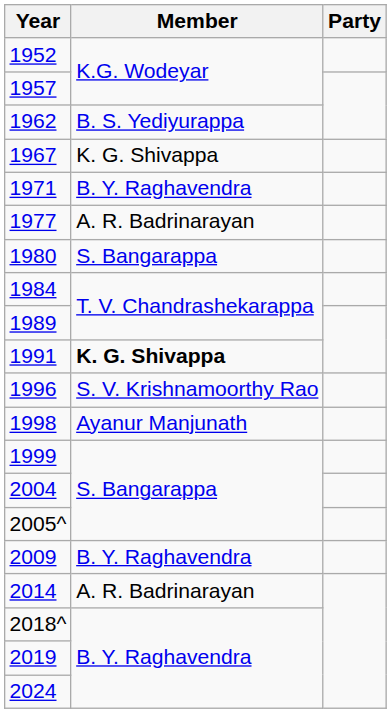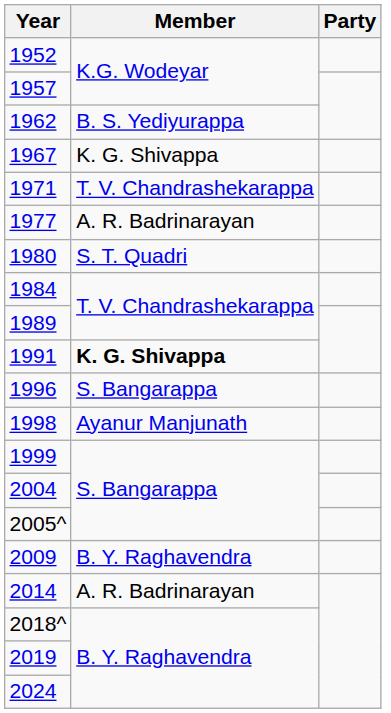(164, 188) B. Y. Raghavendra -> (195, 188) T. V. Chandrashekarappa
(147, 255) S. Bangarappa -> (132, 255) S. T. Quadri
(197, 389) S. V. Krishnamoorthy Rao -> (147, 389) S. Bangarappa
